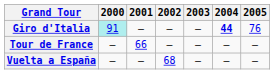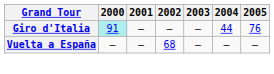(227, 29) bold -> (227, 29) normal
- row: (51, 45)
